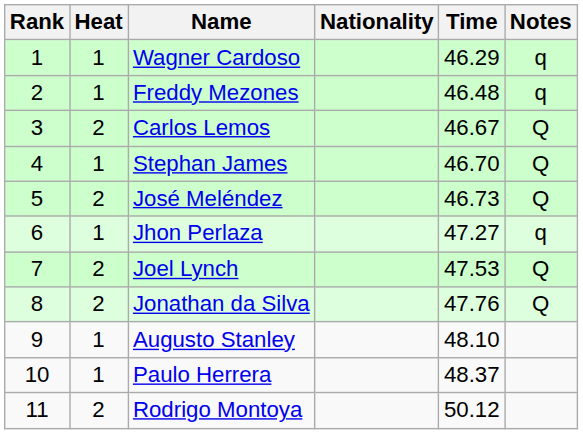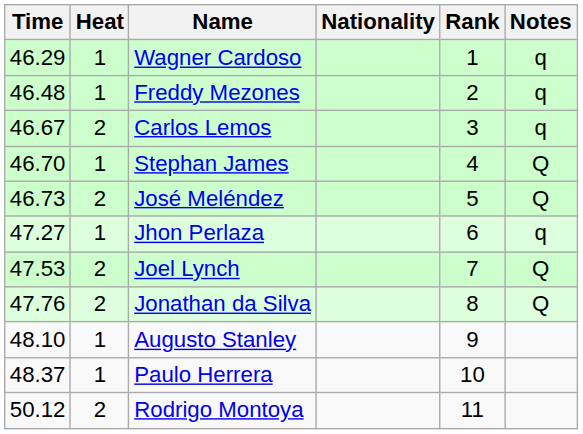columns swapped: (37, 22) <-> (472, 22)
(541, 127) Q -> (541, 127) q
